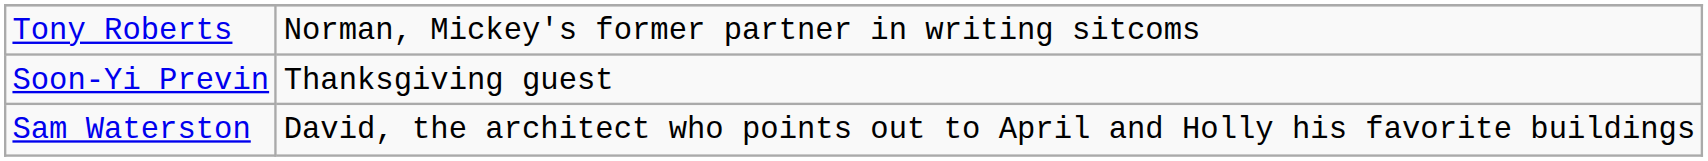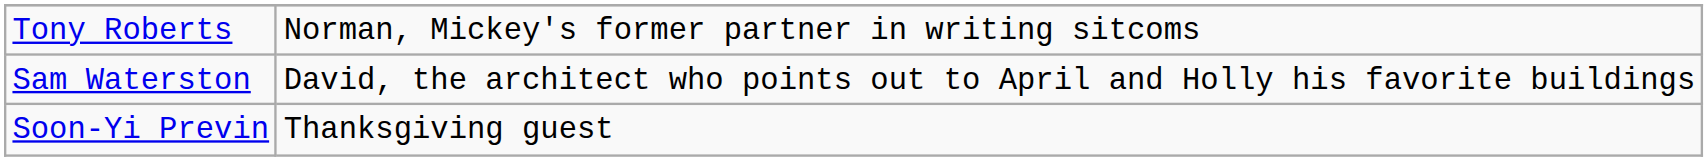rows swapped: (132, 130) <-> (141, 80)
